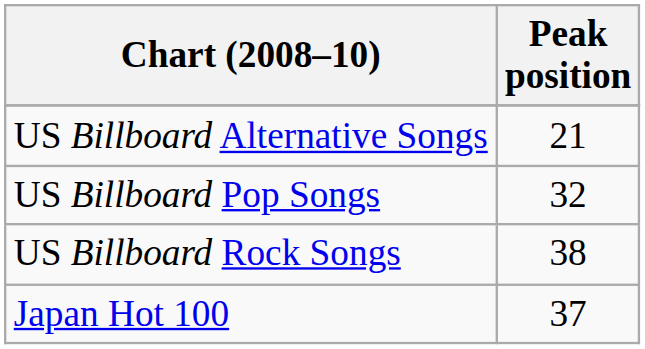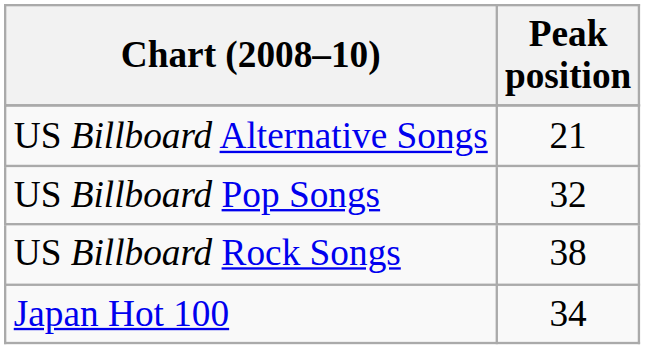(568, 312) 37 -> (568, 312) 34
